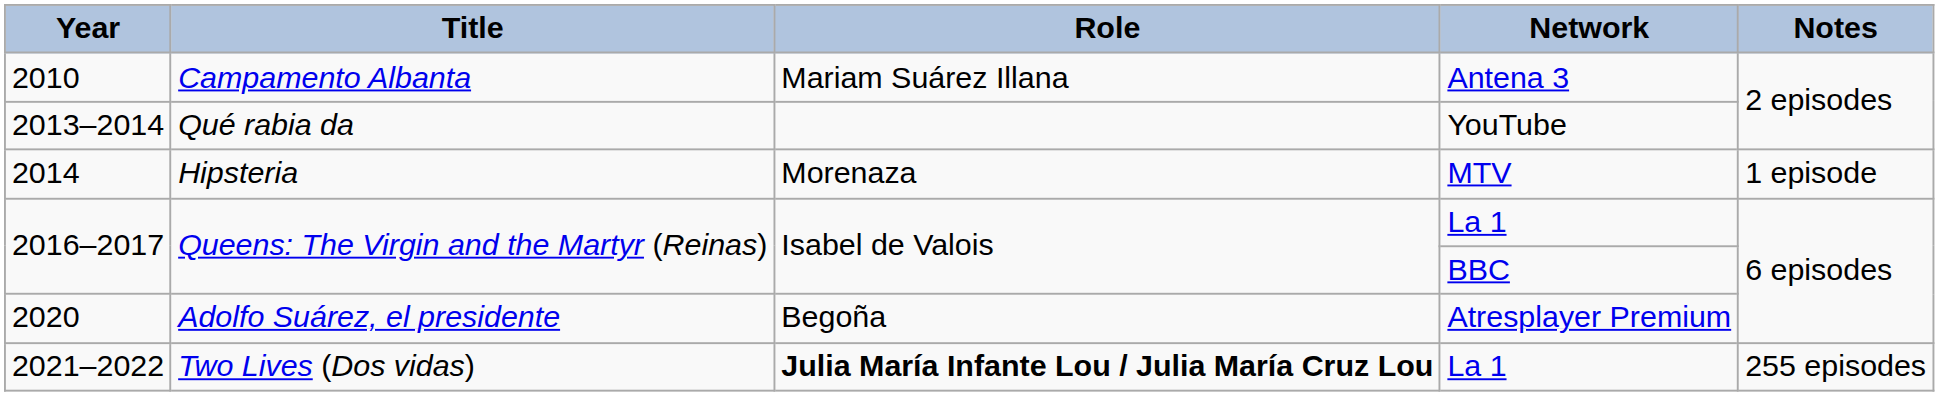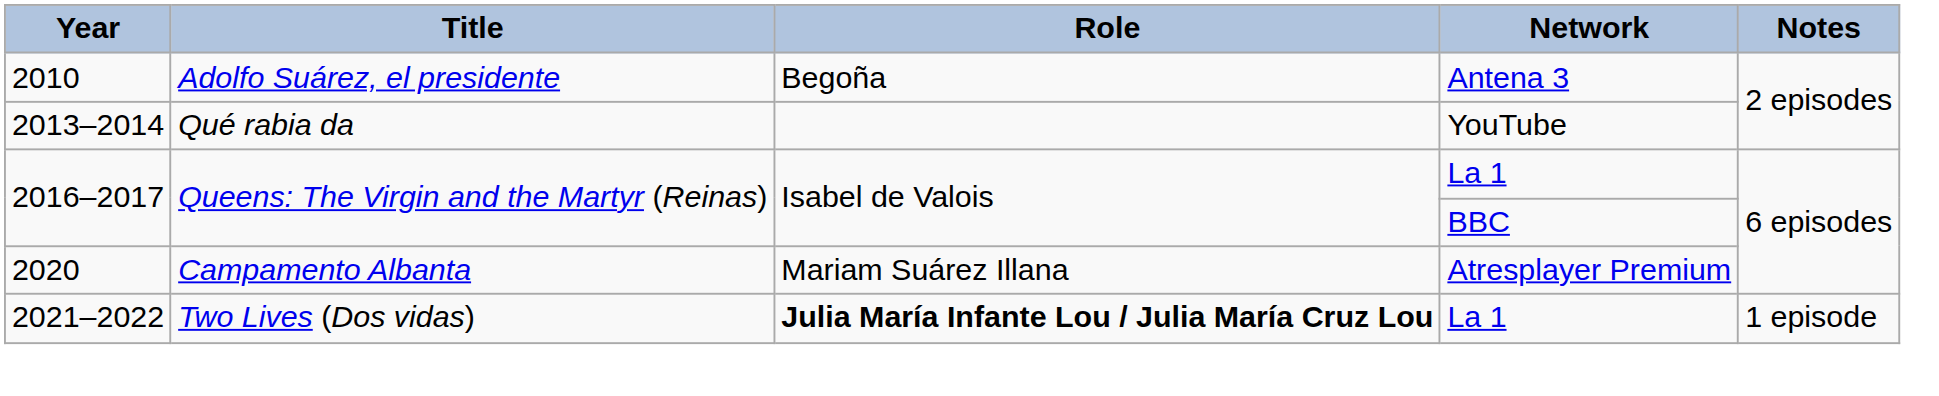(325, 76) Campamento Albanta -> (369, 76) Adolfo Suárez, el presidente
(925, 76) Mariam Suárez Illana -> (834, 76) Begoña
- row: (46, 173)
(369, 317) Adolfo Suárez, el presidente -> (325, 269) Campamento Albanta
(834, 317) Begoña -> (925, 269) Mariam Suárez Illana
(1836, 366) 255 episodes -> (1811, 317) 1 episode
